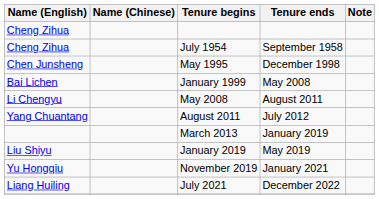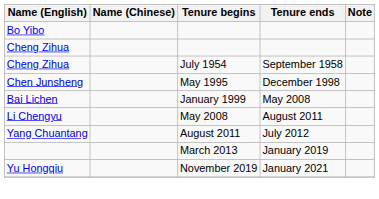+ row: (26, 30)
- row: (29, 151)
- row: (38, 185)
